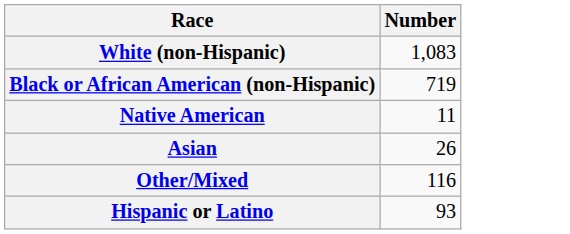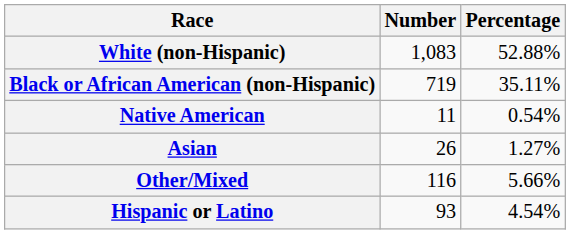+ column: (513, 20)
